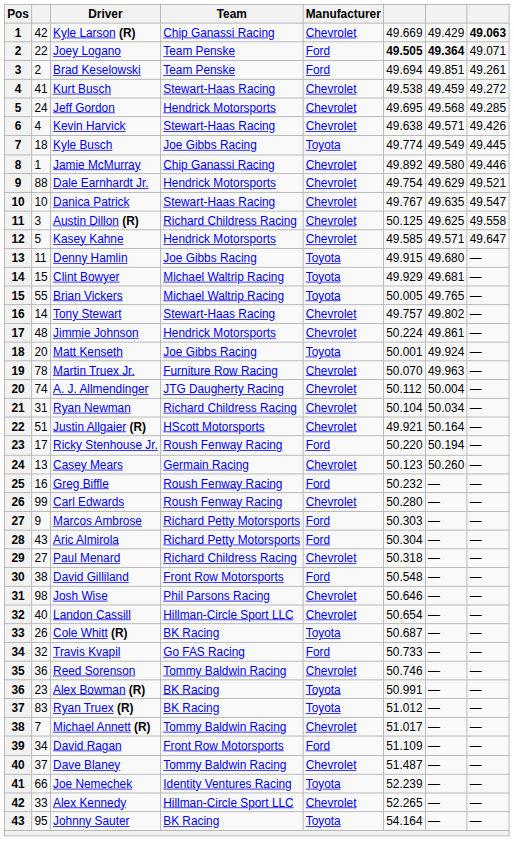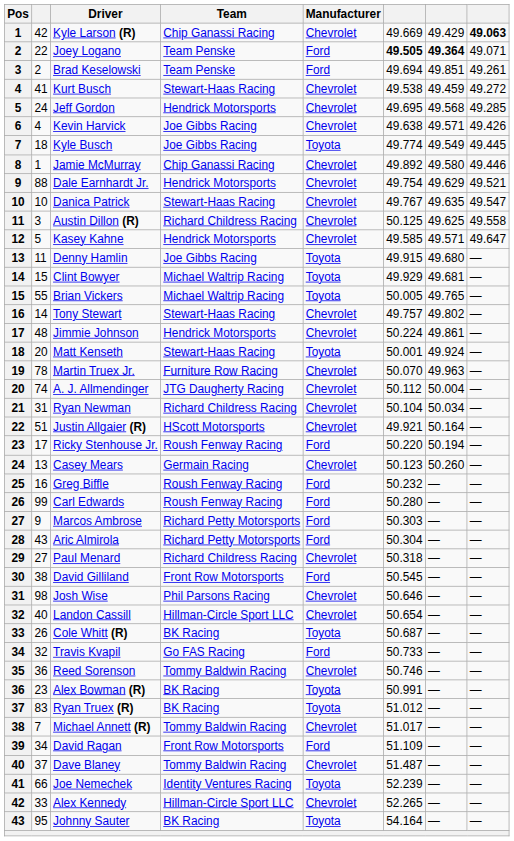(219, 127) Stewart-Haas Racing -> (210, 127) Joe Gibbs Racing
(210, 352) Joe Gibbs Racing -> (219, 352) Stewart-Haas Racing
(331, 502) Chevrolet -> (318, 502) Ford
(404, 577) 50.548 -> (404, 577) 50.545
